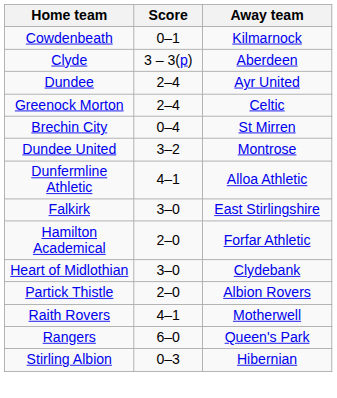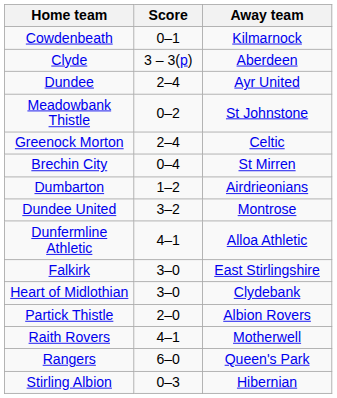+ row: (69, 112)
+ row: (69, 187)
- row: (69, 240)
